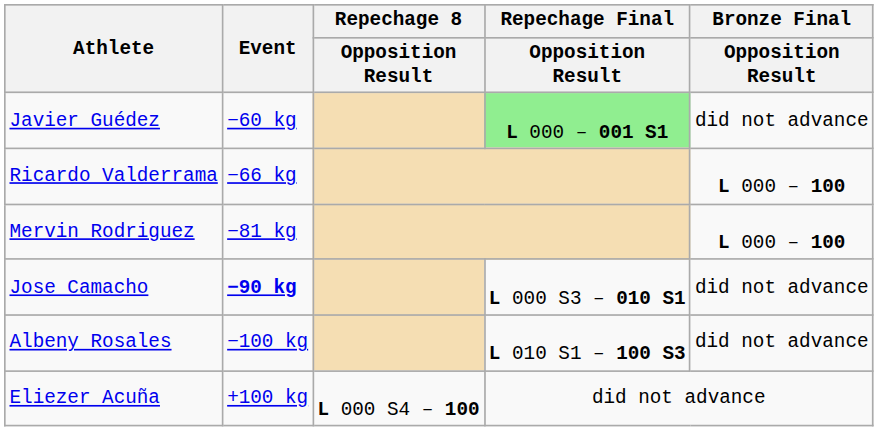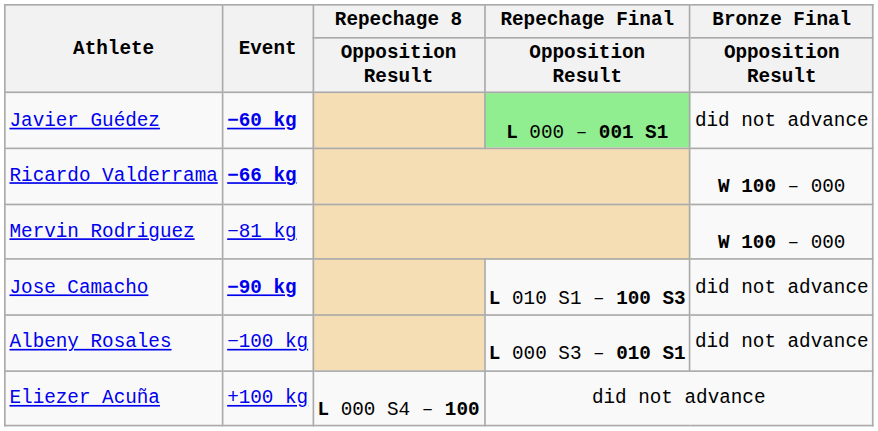(262, 120) normal -> (262, 120) bold
(262, 176) normal -> (262, 176) bold
(782, 187) L 000 – 100 -> (782, 187) W 100 – 000
(782, 243) L 000 – 100 -> (782, 243) W 100 – 000
(587, 298) L 000 S3 – 010 S1 -> (587, 298) L 010 S1 – 100 S3
(587, 354) L 010 S1 – 100 S3 -> (587, 354) L 000 S3 – 010 S1
